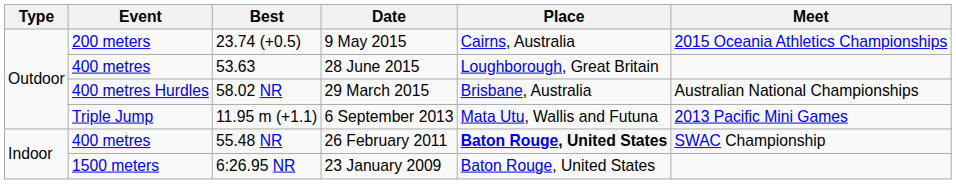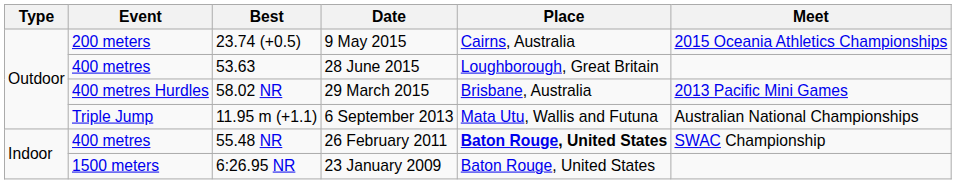(796, 91) Australian National Championships -> (761, 91) 2013 Pacific Mini Games
(761, 116) 2013 Pacific Mini Games -> (796, 116) Australian National Championships
